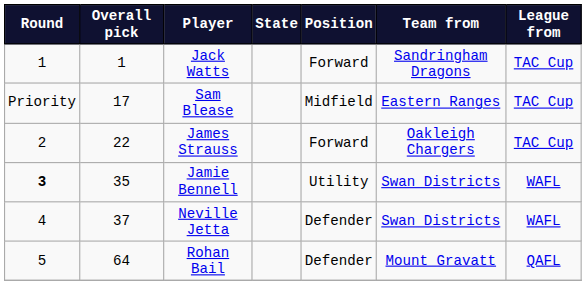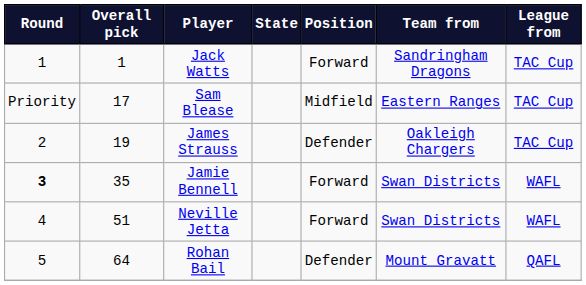(122, 143) 22 -> (122, 143) 19
(339, 143) Forward -> (339, 143) Defender
(339, 182) Utility -> (339, 182) Forward
(122, 221) 37 -> (122, 221) 51
(339, 221) Defender -> (339, 221) Forward
